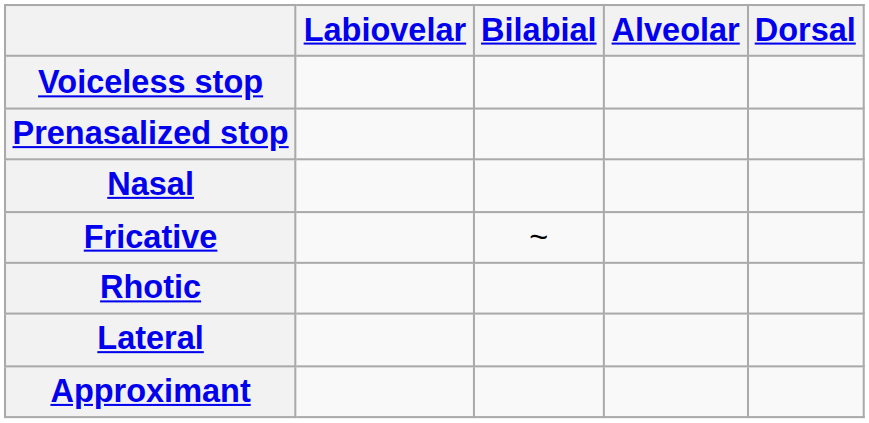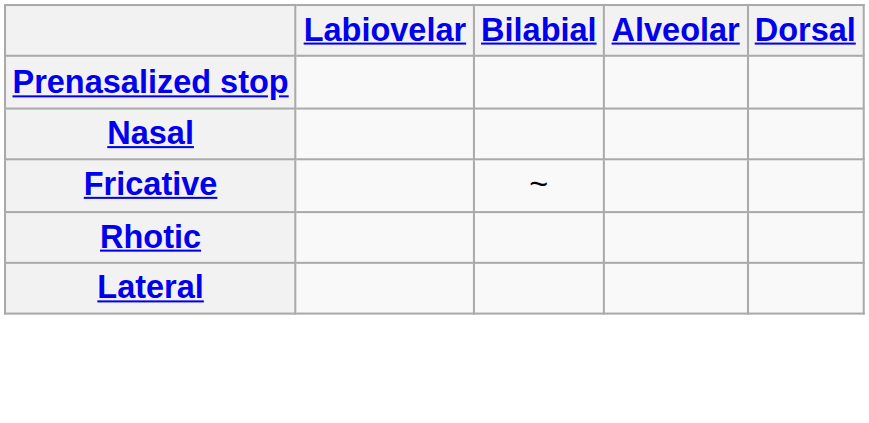- row: (151, 81)
- row: (151, 390)
